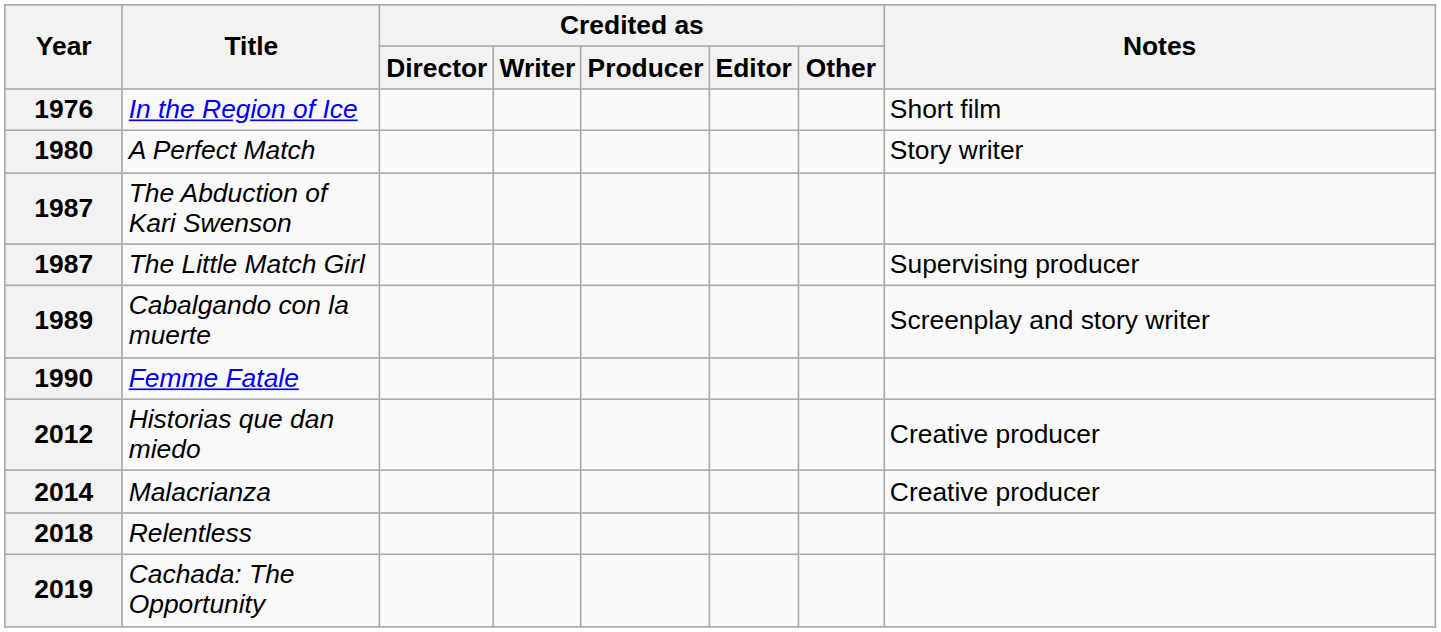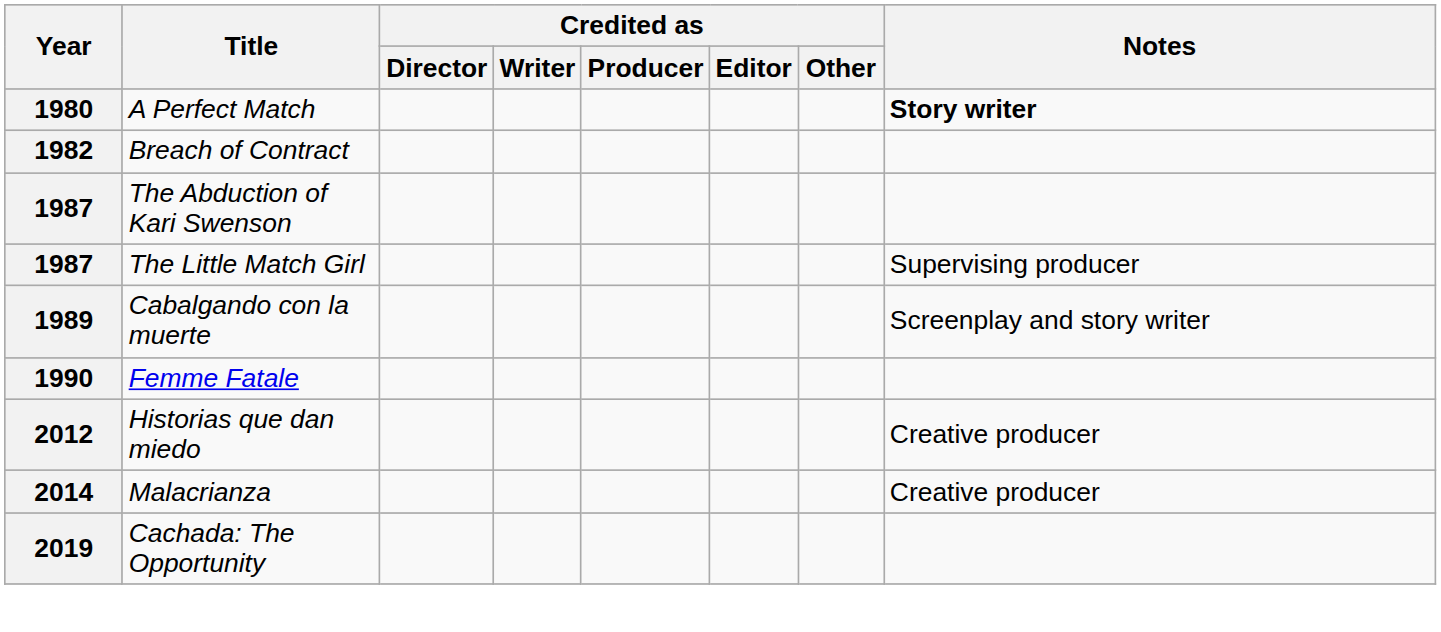- row: (64, 109)
(957, 151) normal -> (963, 109) bold
+ row: (64, 151)
- row: (64, 533)
